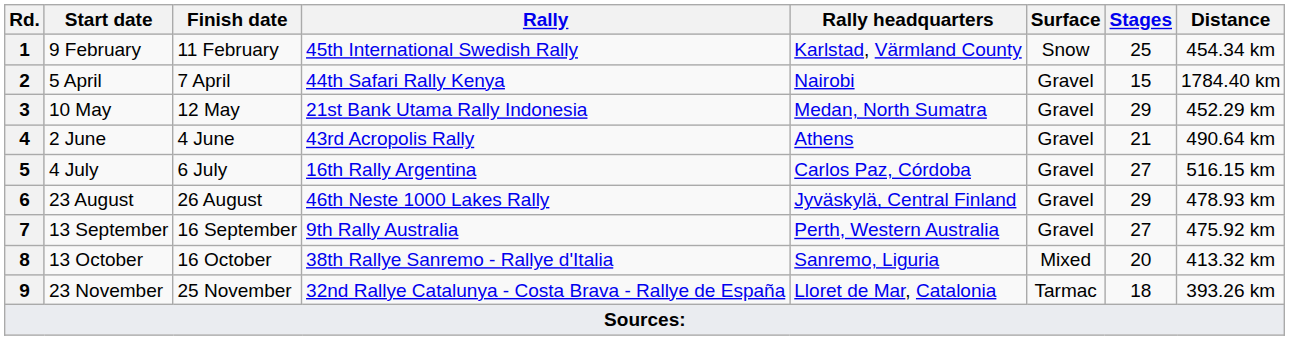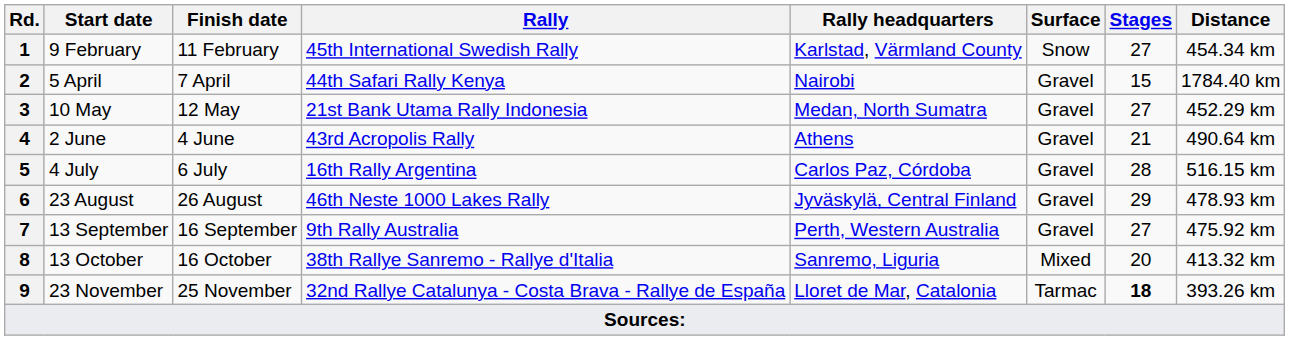(1141, 49) 25 -> (1141, 49) 27
(1141, 109) 29 -> (1141, 109) 27
(1141, 169) 27 -> (1141, 169) 28
(1141, 289) normal -> (1141, 289) bold
